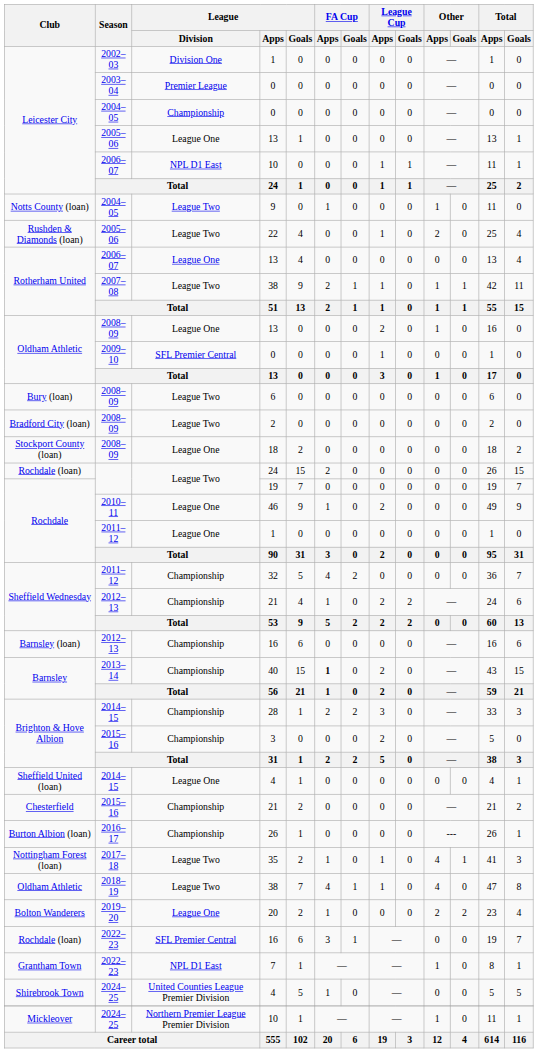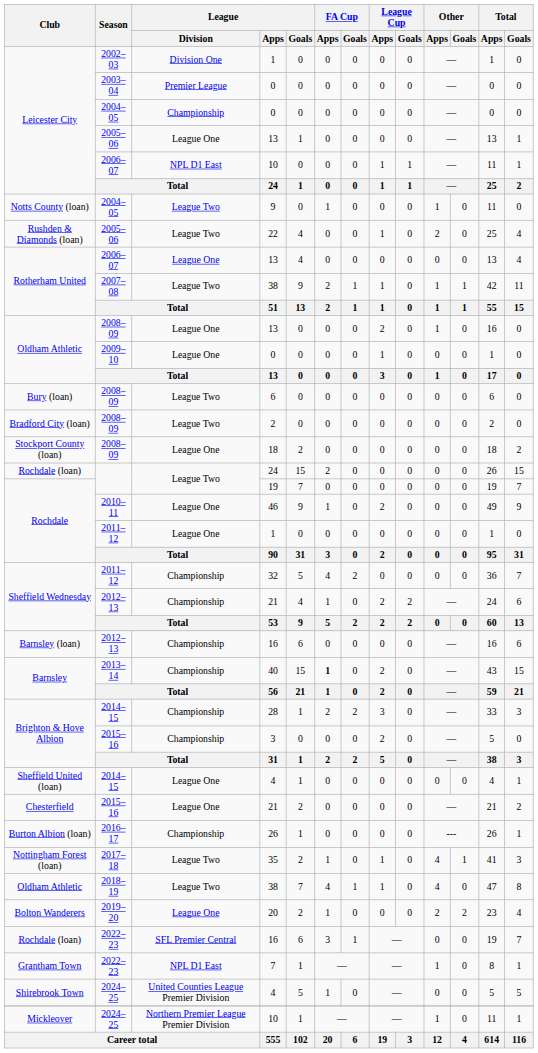(196, 355) SFL Premier Central -> (196, 355) League One
(196, 807) Championship -> (196, 807) League One
